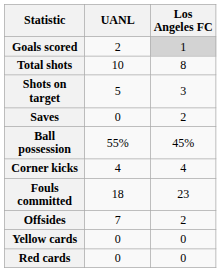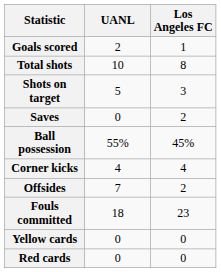(183, 46) lightgrey background -> (183, 46) no background
rows swapped: (45, 194) <-> (45, 220)
